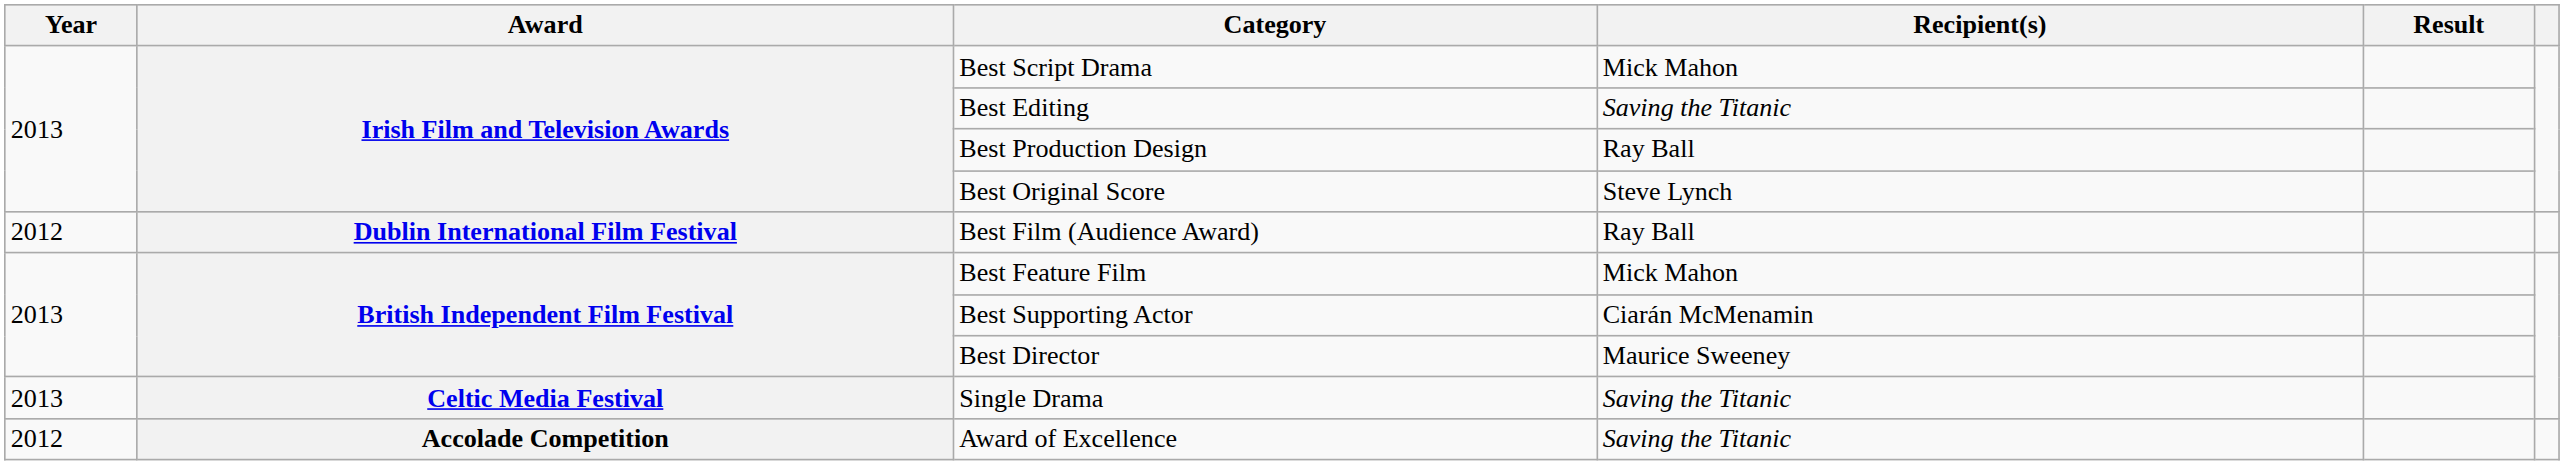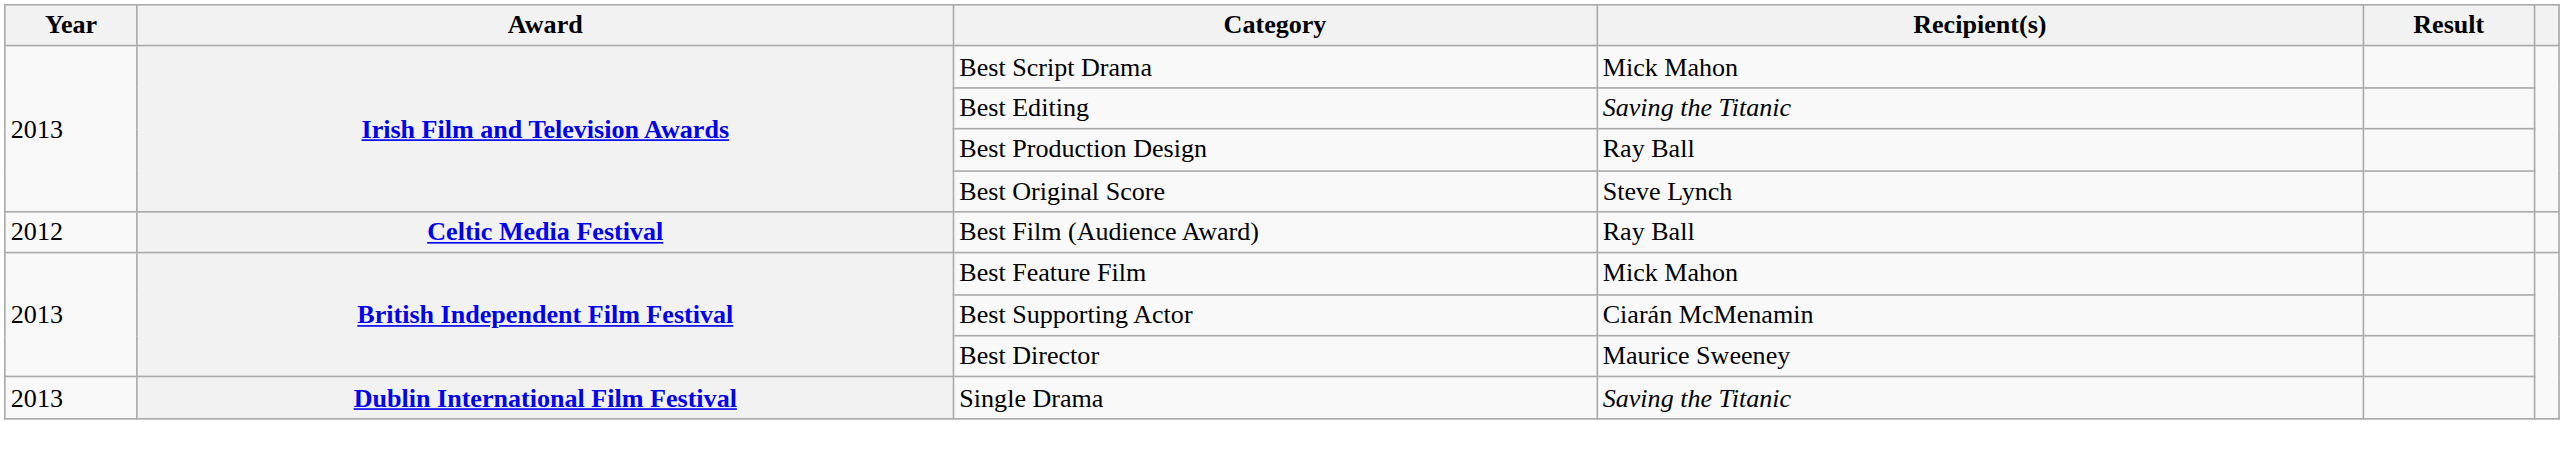(545, 231) Dublin International Film Festival -> (545, 231) Celtic Media Festival
(545, 397) Celtic Media Festival -> (545, 397) Dublin International Film Festival
- row: (1068, 438)
